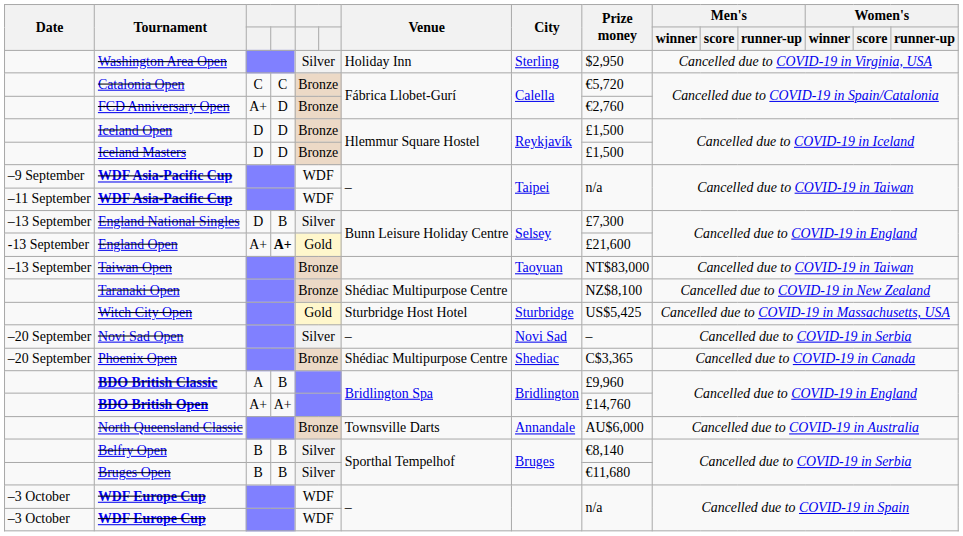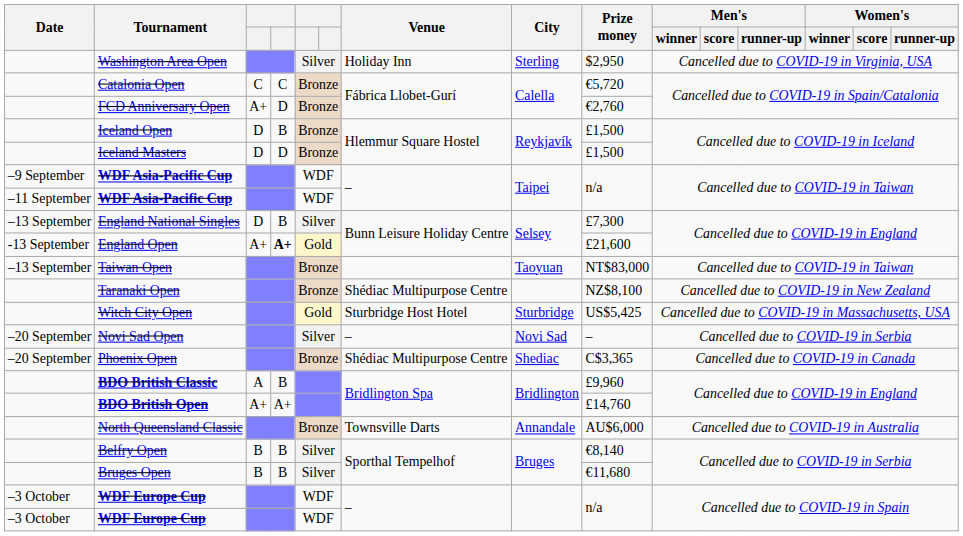(283, 129) D -> (283, 129) B
